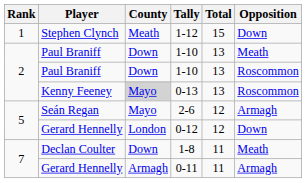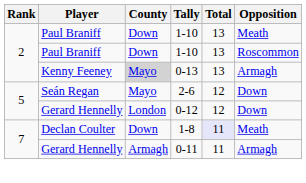- row: (80, 33)
(268, 91) Roscommon -> (257, 71) Armagh
(257, 110) Armagh -> (252, 91) Down
(218, 149) no background -> (218, 129) lavender background
